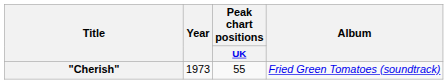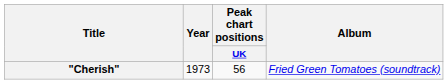(239, 70) 55 -> (239, 70) 56
